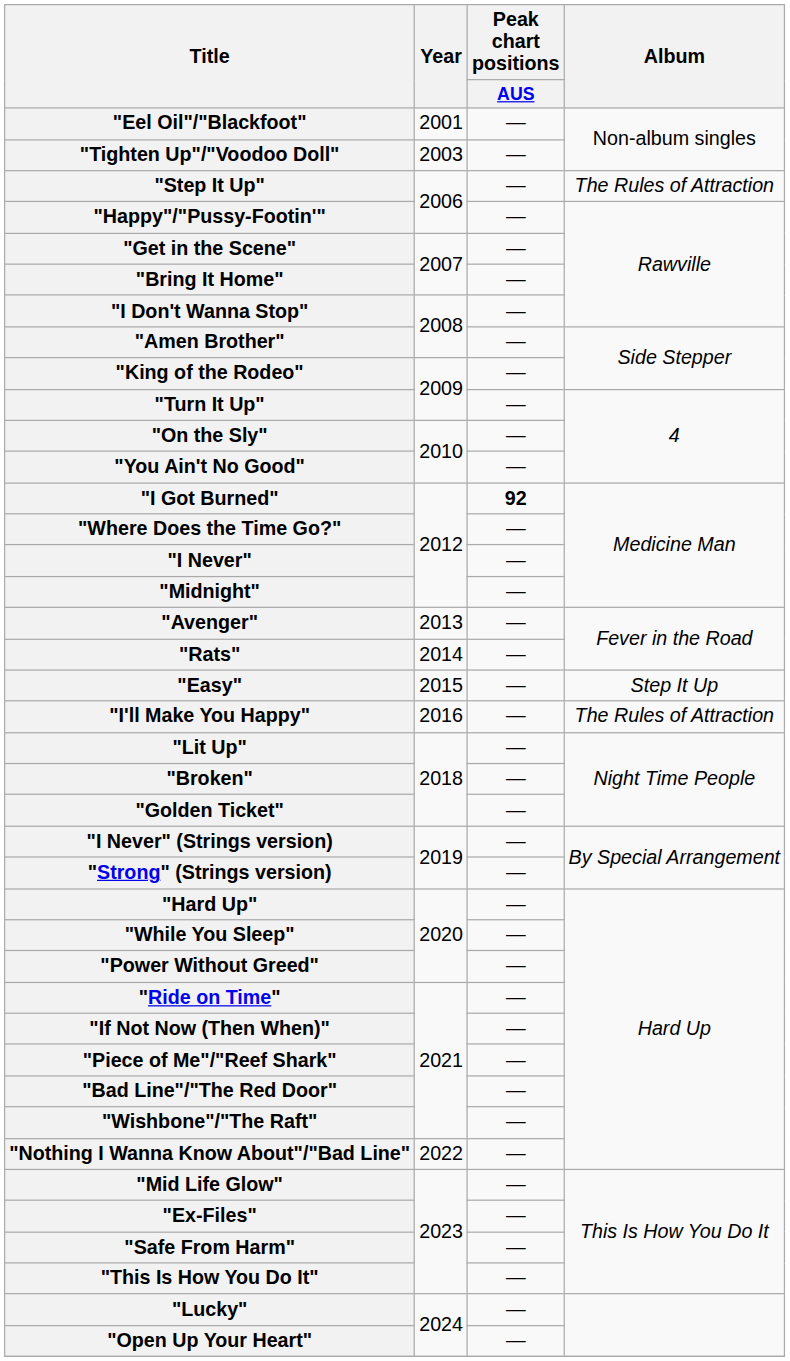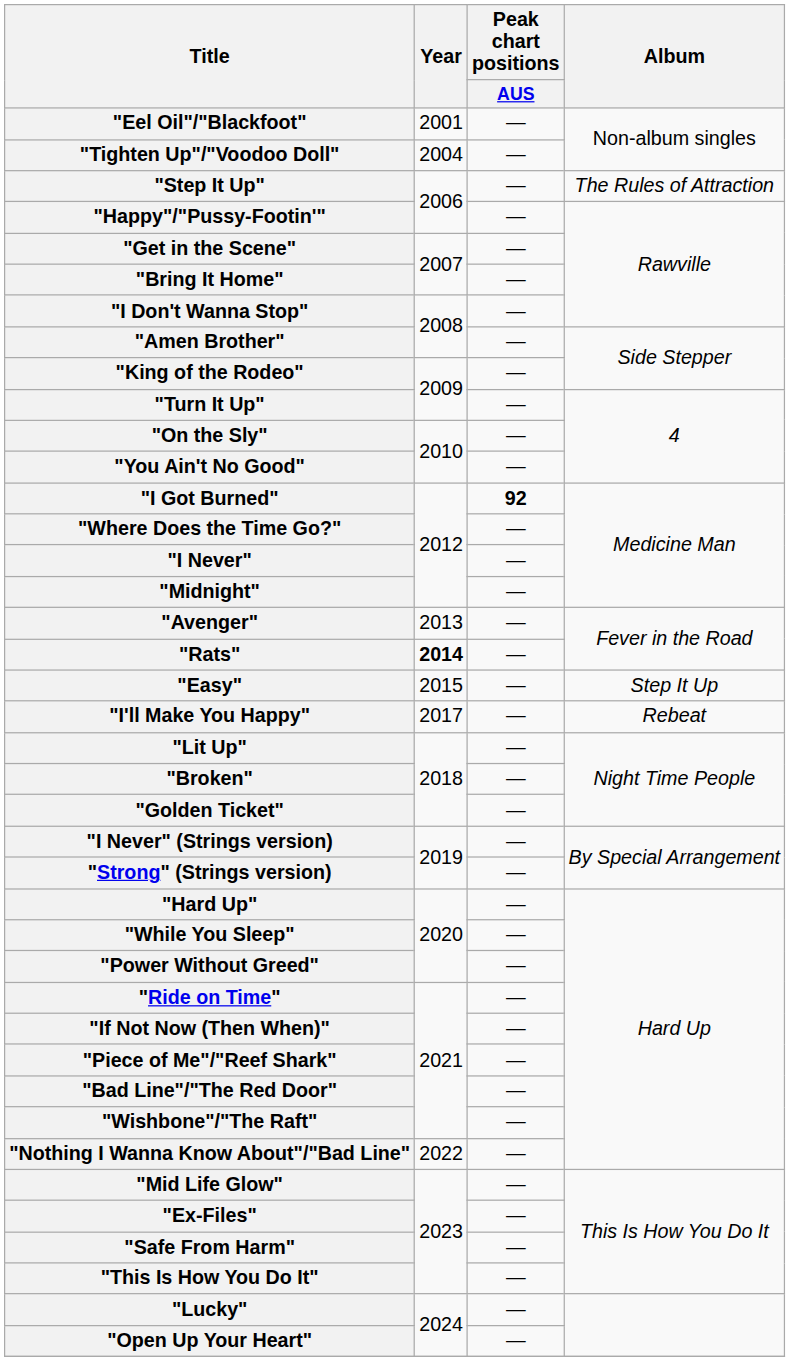(441, 154) 2003 -> (441, 154) 2004
(441, 654) normal -> (441, 654) bold
(441, 716) 2016 -> (441, 716) 2017
(674, 716) The Rules of Attraction -> (674, 716) Rebeat
